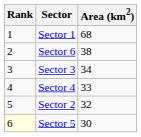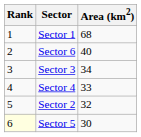(86, 51) 38 -> (86, 51) 40
